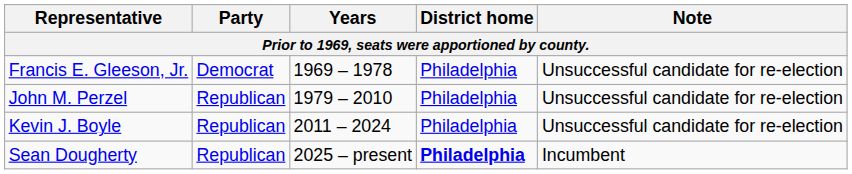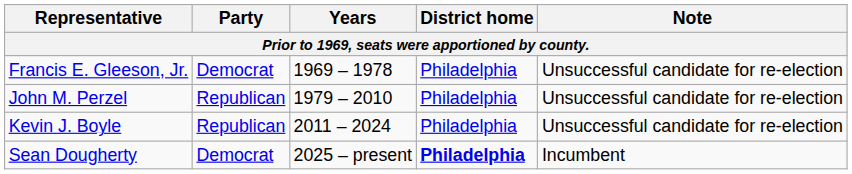(241, 154) Republican -> (235, 154) Democrat
